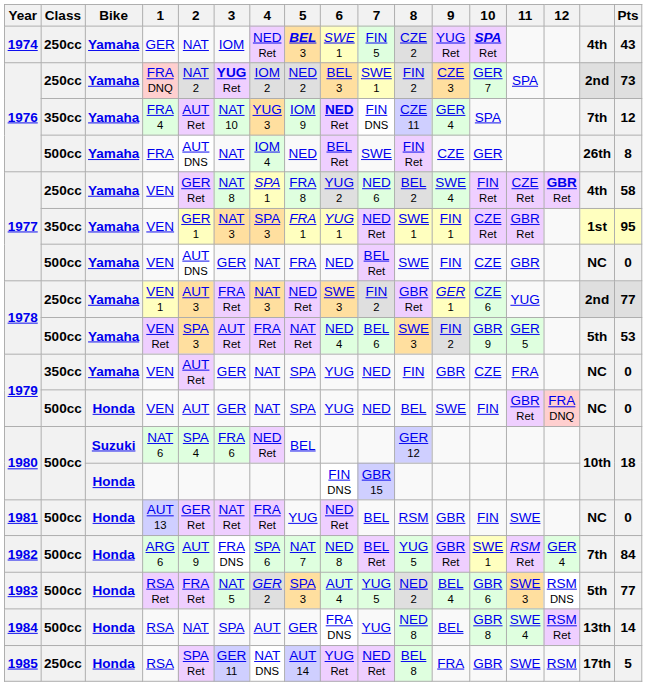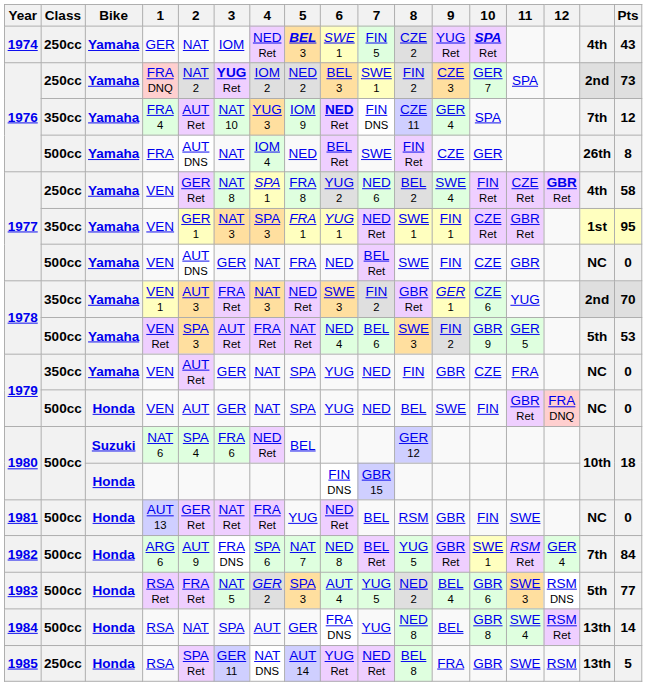(63, 299) 250cc -> (63, 299) 350cc
(628, 299) 77 -> (628, 299) 70
(597, 664) 17th -> (597, 664) 13th
